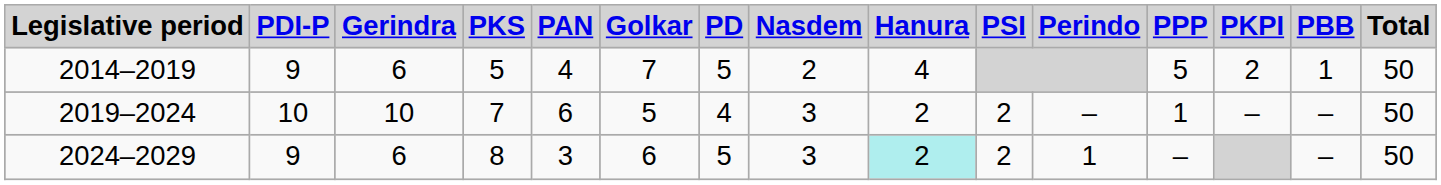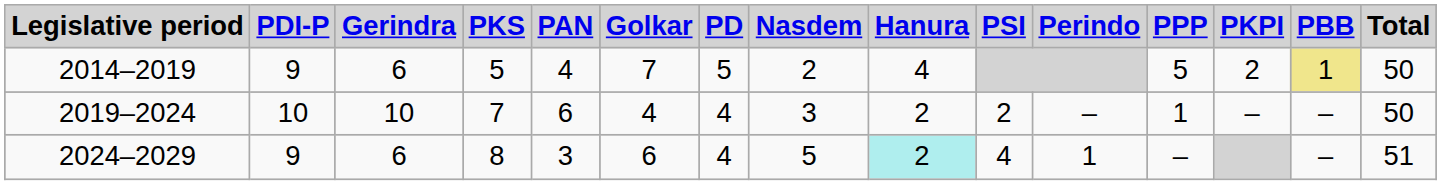(1326, 69) no background -> (1326, 69) khaki background
(649, 112) 5 -> (649, 112) 4
(724, 156) 5 -> (724, 156) 4
(809, 156) 3 -> (809, 156) 5
(1004, 156) 2 -> (1004, 156) 4
(1399, 156) 50 -> (1399, 156) 51
